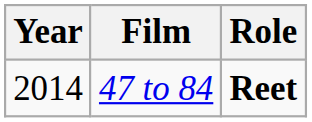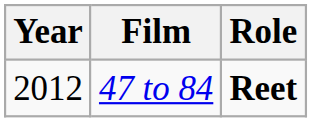(48, 87) 2014 -> (48, 87) 2012
